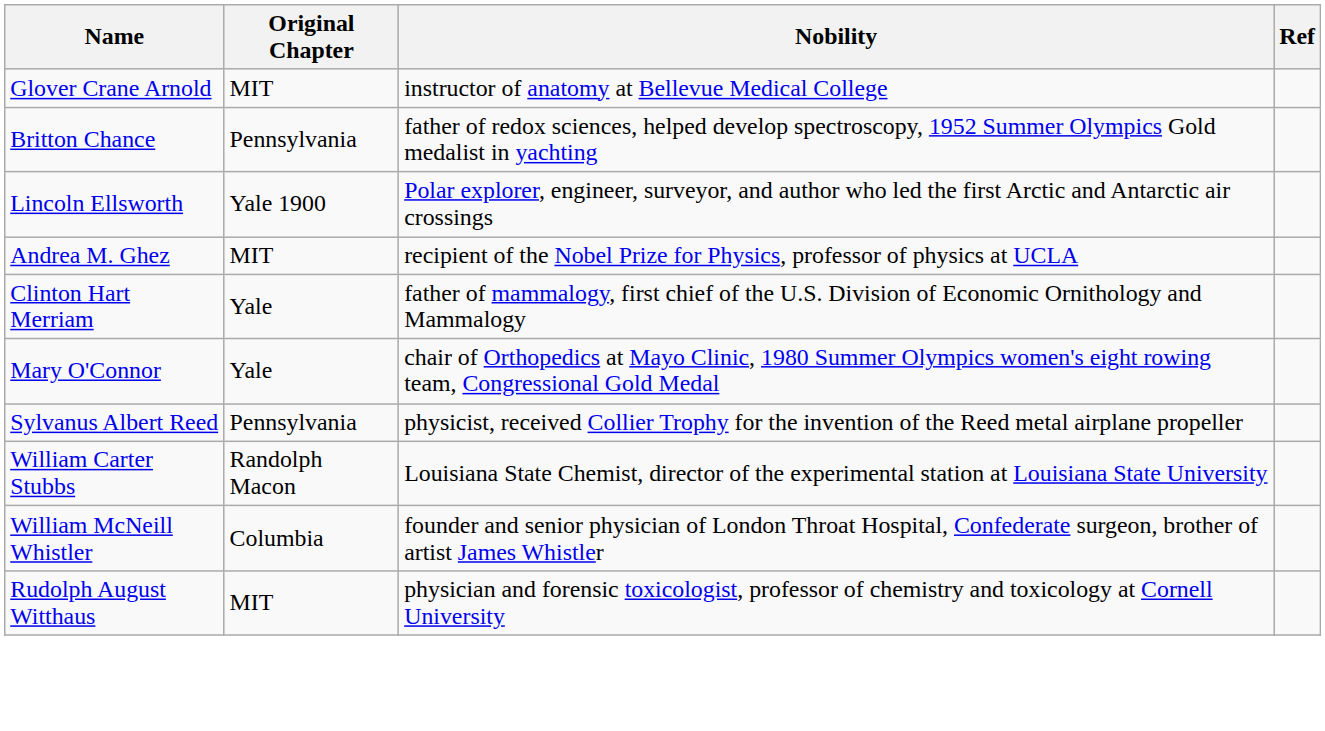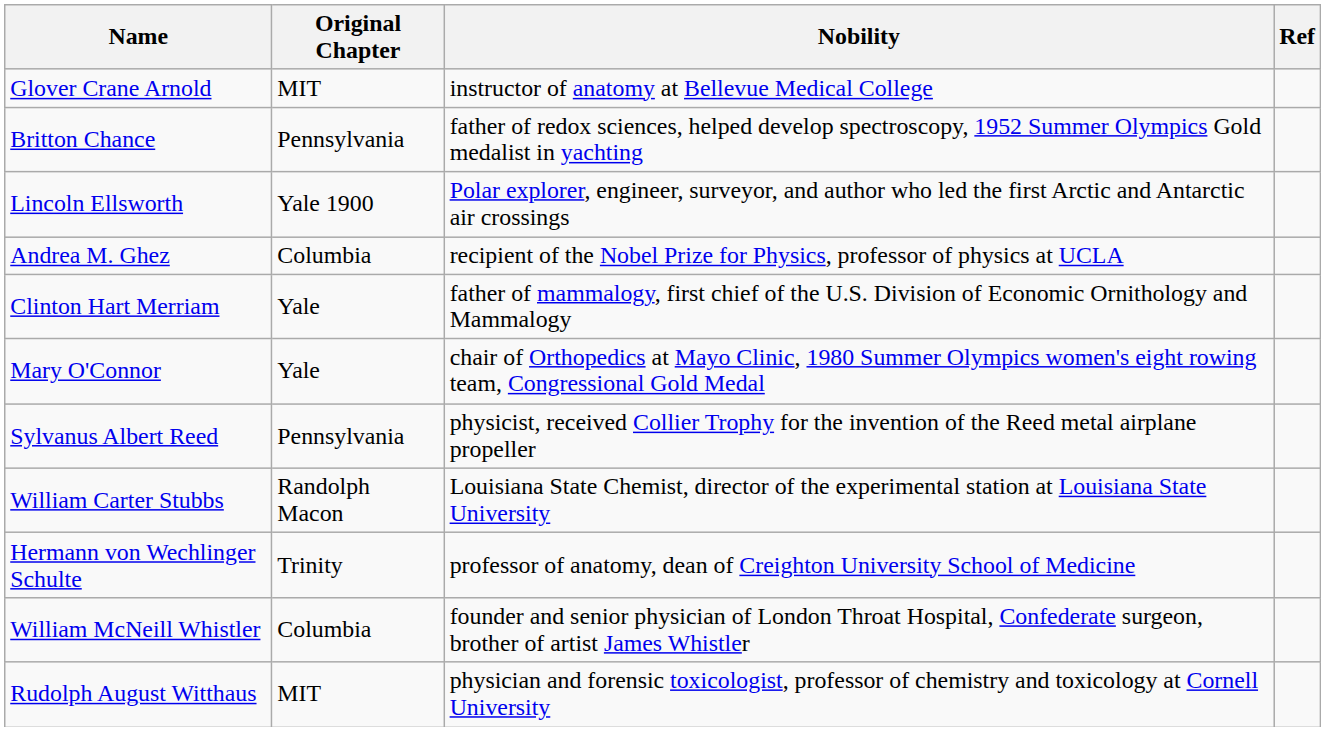(251, 255) MIT -> (324, 255) Columbia
+ row: (133, 564)
